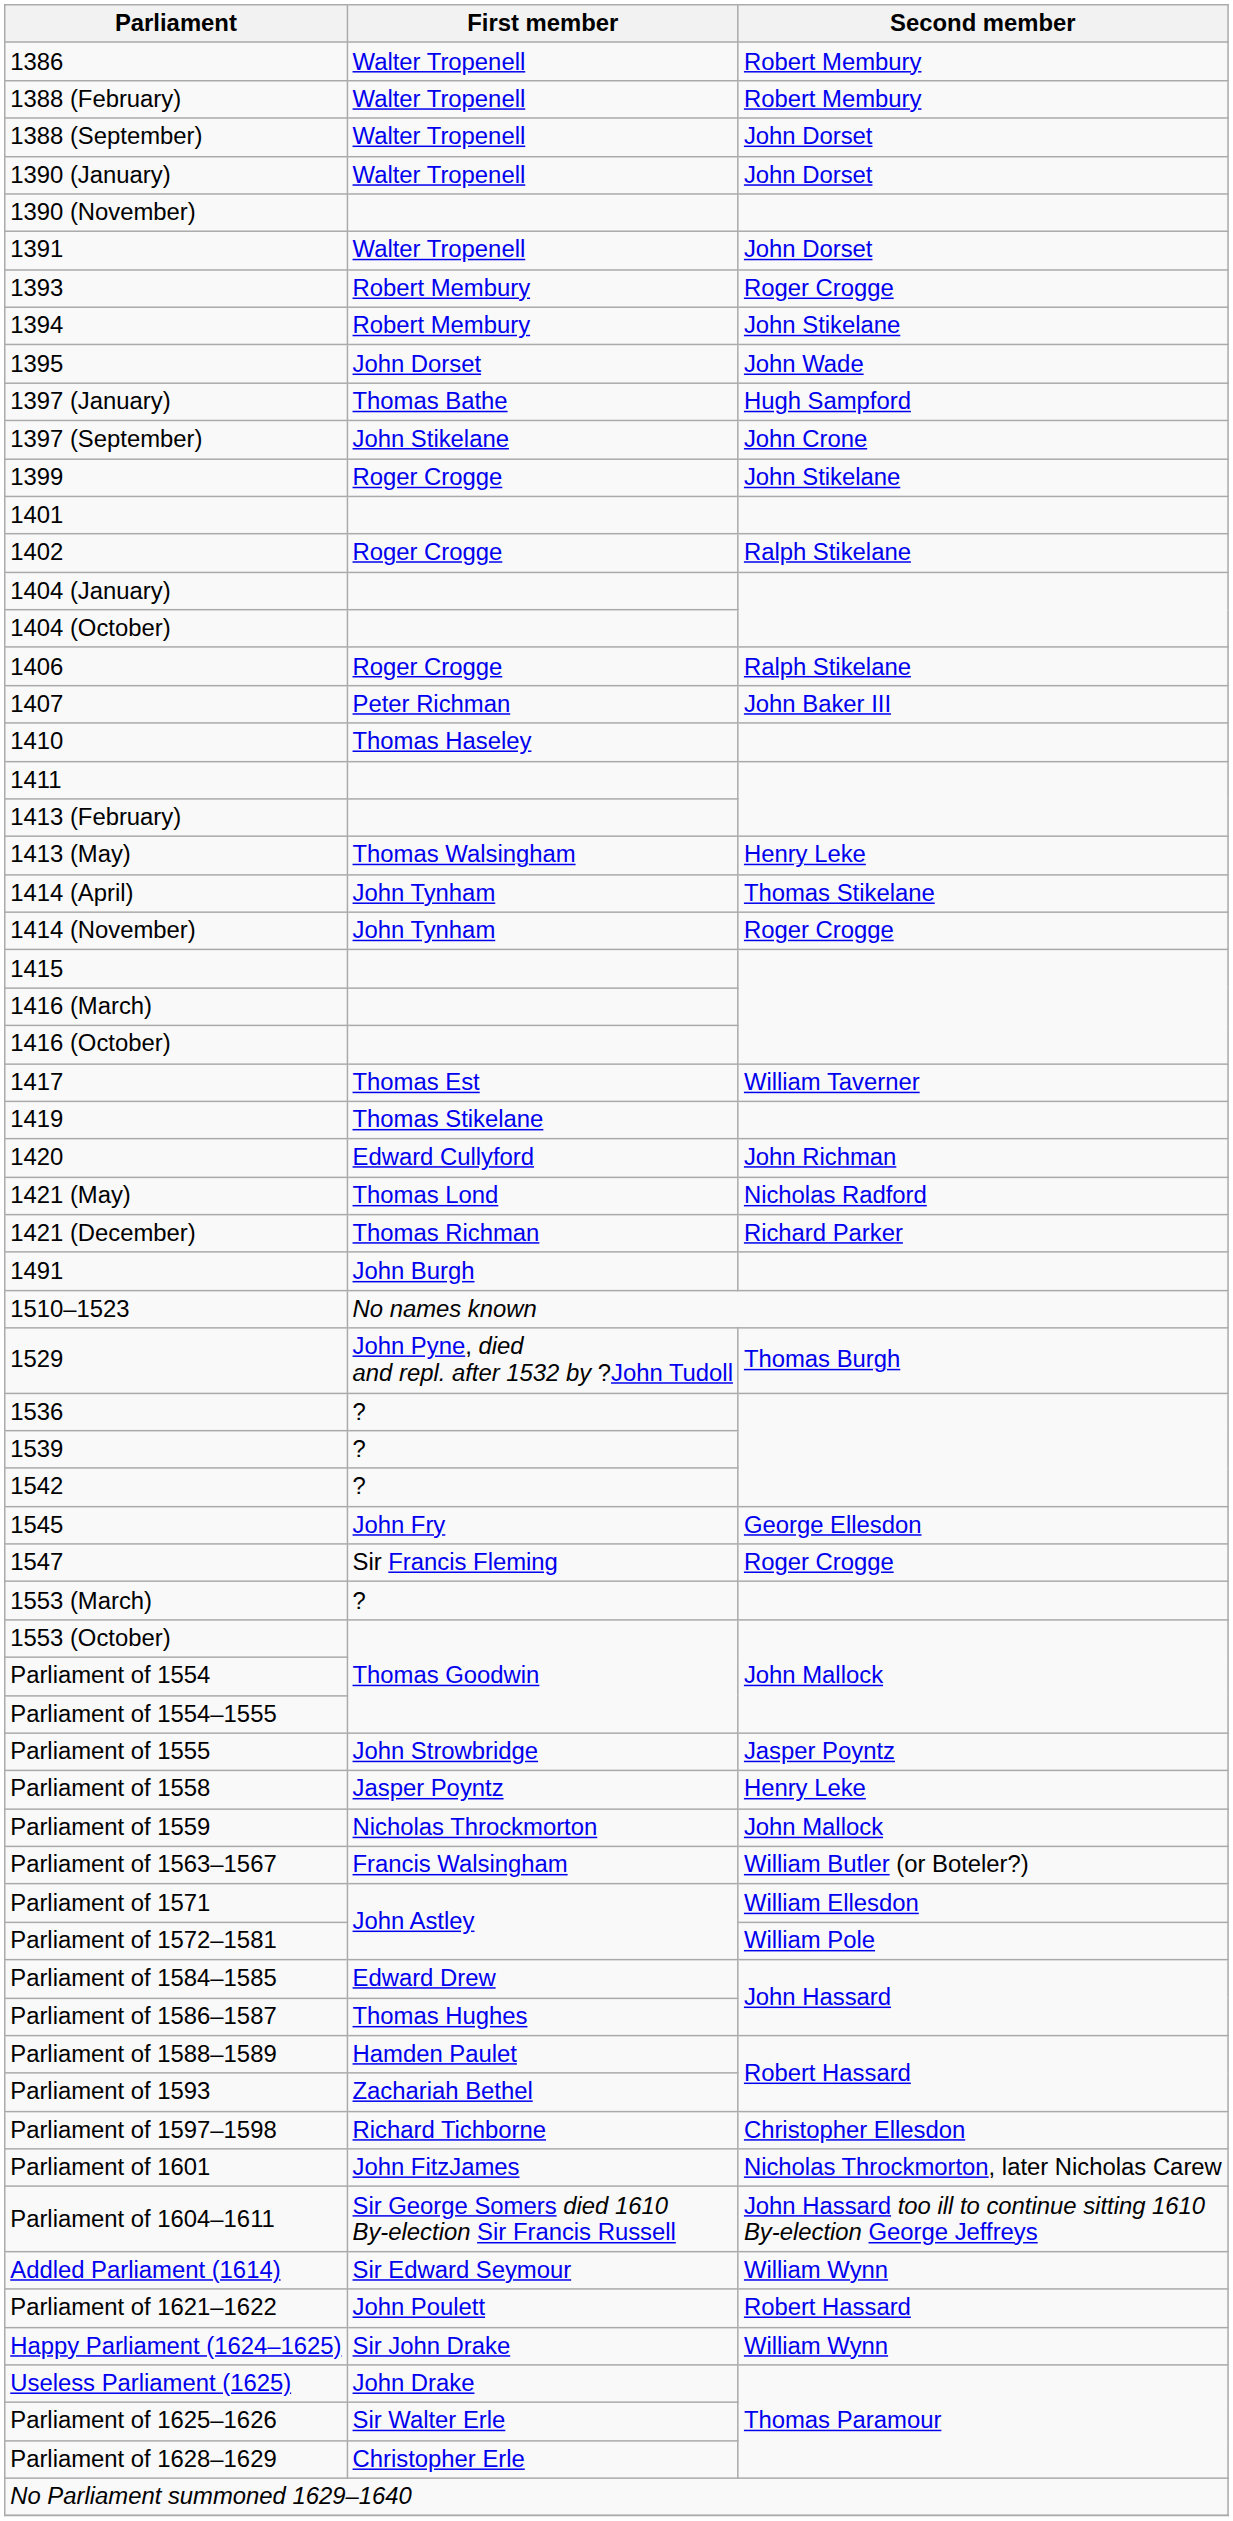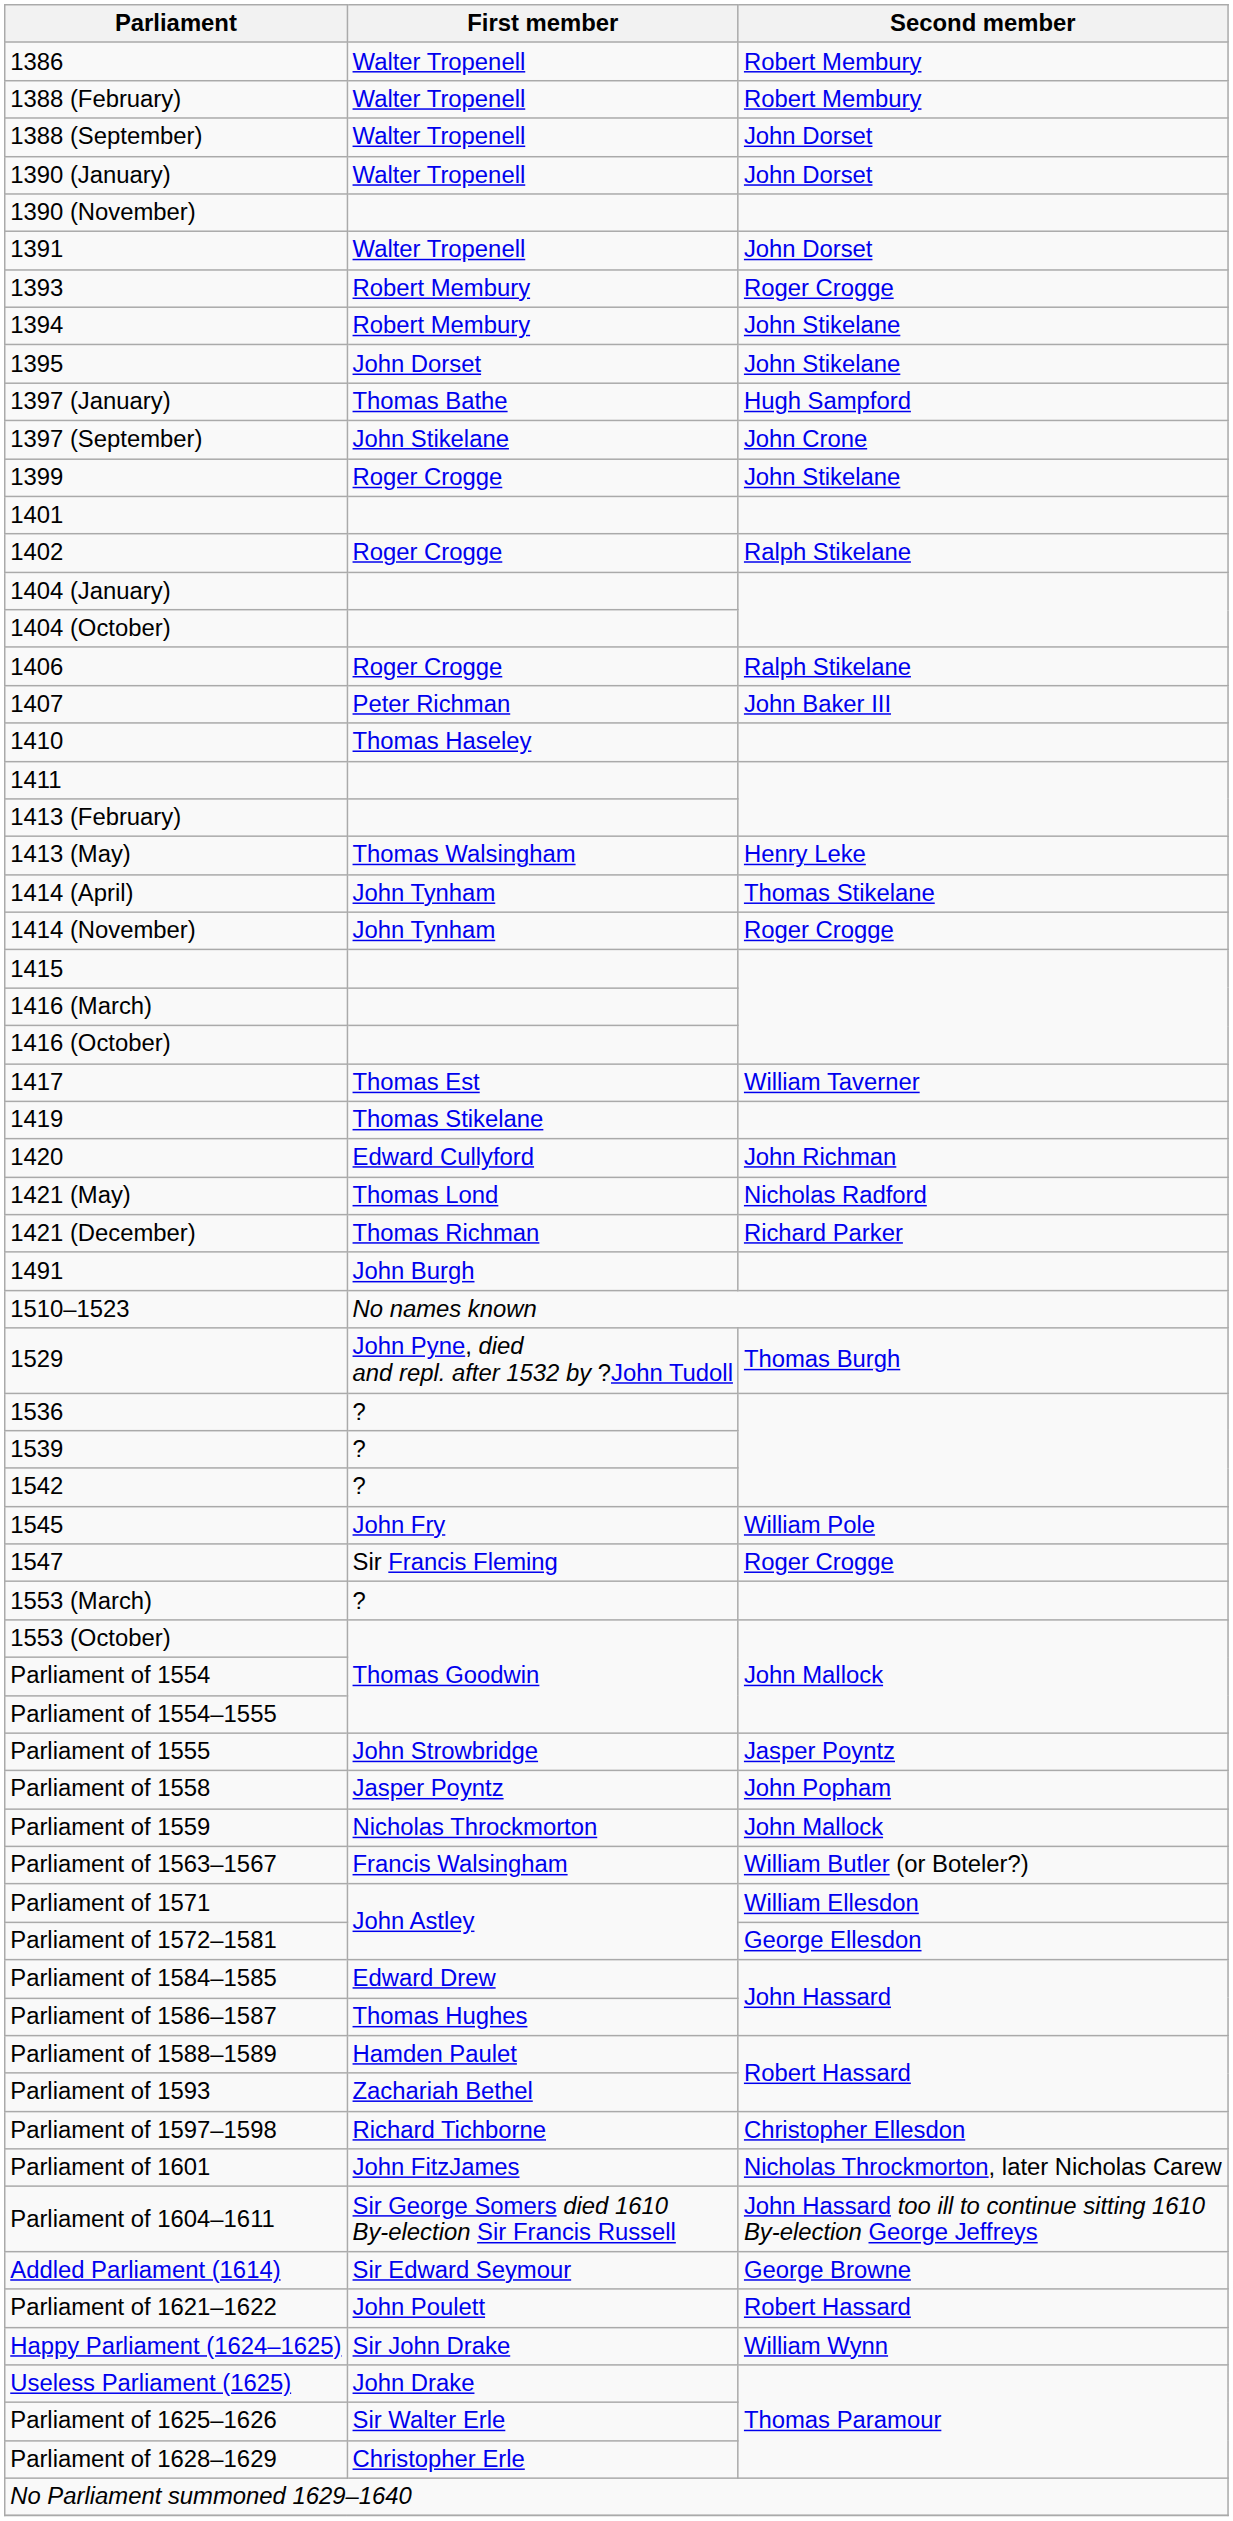(804, 363) John Wade -> (822, 363) John Stikelane
(833, 1524) George Ellesdon -> (809, 1524) William Pole
(805, 1789) Henry Leke -> (817, 1789) John Popham
(809, 1940) William Pole -> (833, 1940) George Ellesdon
(816, 2269) William Wynn -> (827, 2269) George Browne
